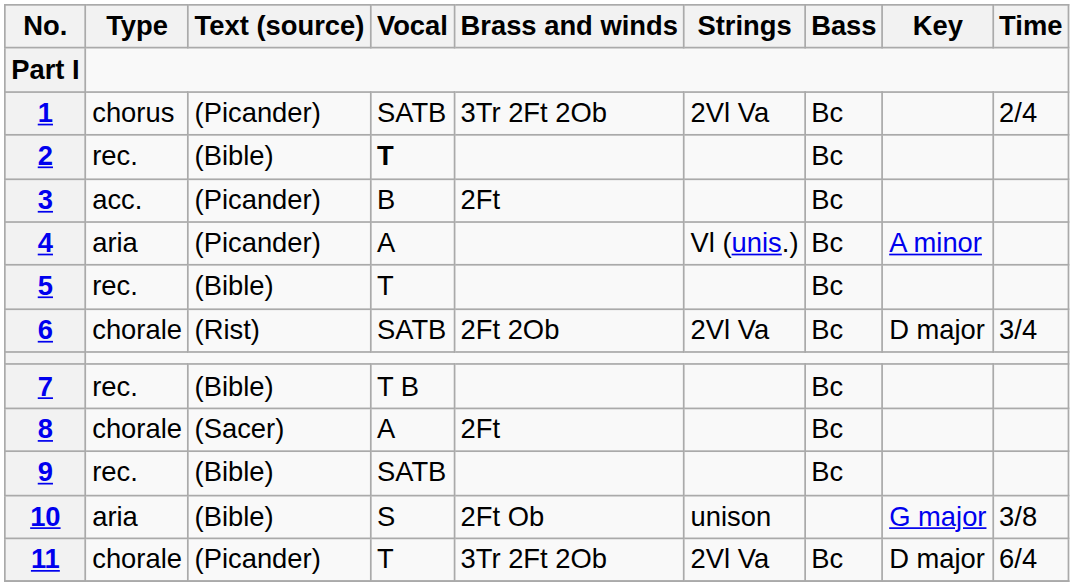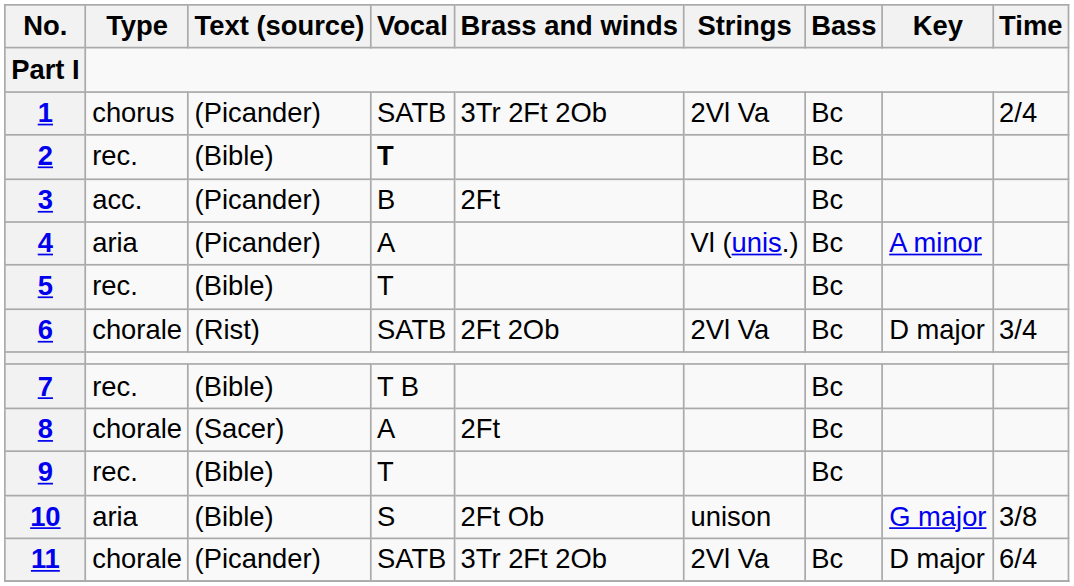(412, 472) SATB -> (385, 472) T
(385, 559) T -> (412, 559) SATB
